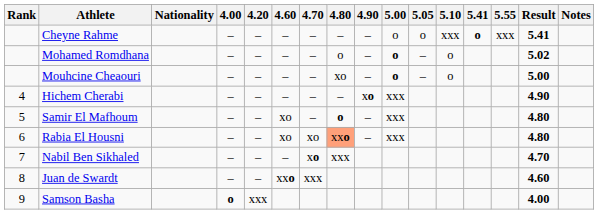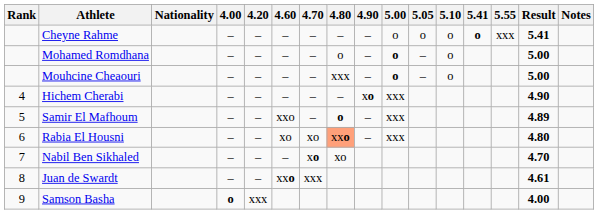(450, 35) xxx -> (450, 35) o
(539, 55) 5.02 -> (539, 55) 5.00
(340, 76) xo -> (340, 76) xxx
(285, 117) xo -> (285, 117) xxo
(539, 117) 4.80 -> (539, 117) 4.89
(340, 158) xxx -> (340, 158) xo
(539, 178) 4.60 -> (539, 178) 4.61
